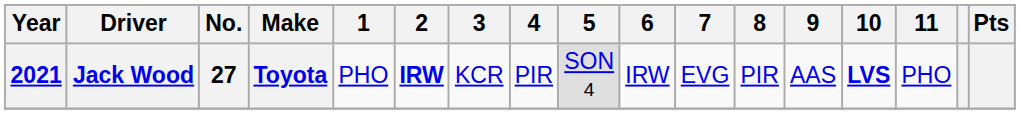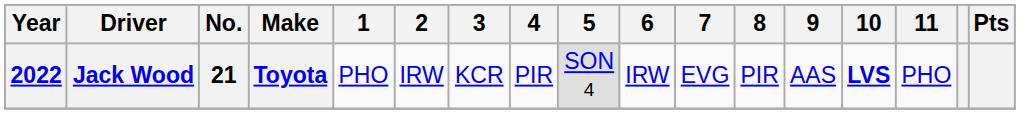(36, 75) 2021 -> (36, 75) 2022
(224, 75) 27 -> (224, 75) 21
(422, 75) bold -> (422, 75) normal
